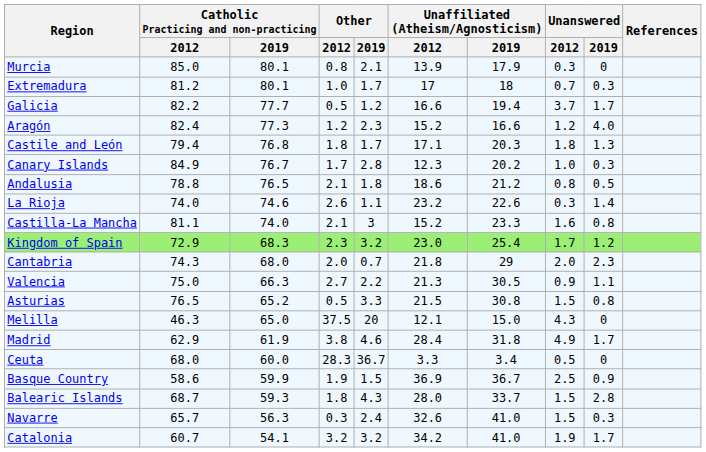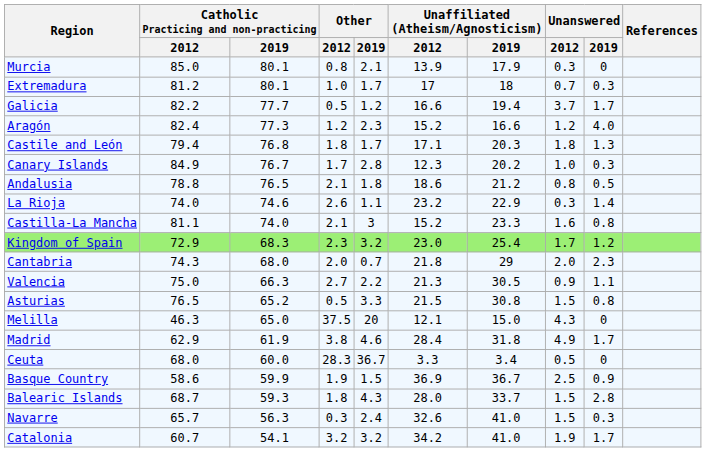(506, 203) 22.6 -> (506, 203) 22.9
